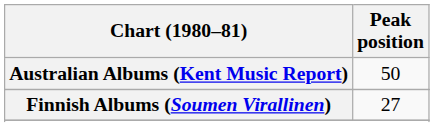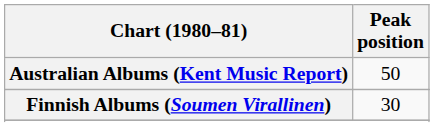(391, 104) 27 -> (391, 104) 30
